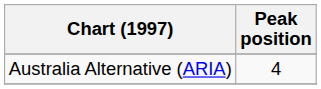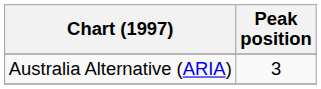(276, 68) 4 -> (276, 68) 3
